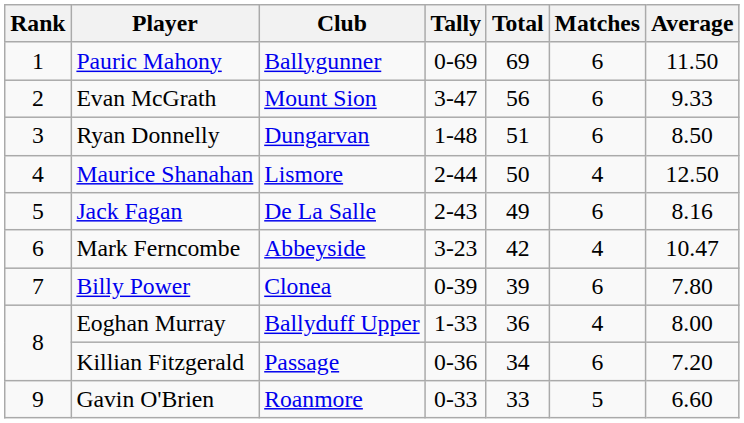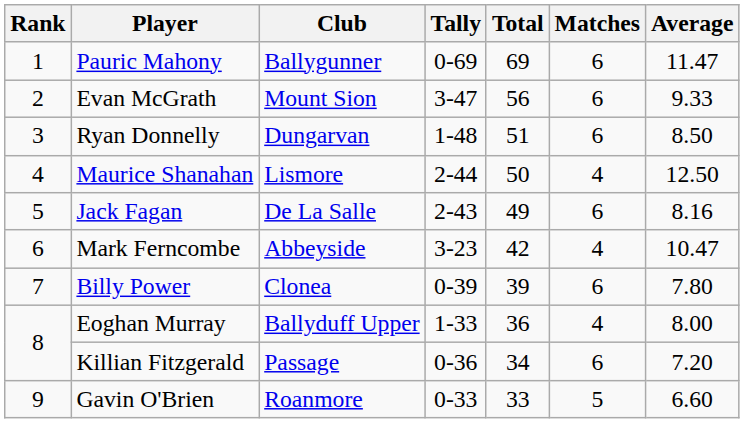(692, 60) 11.50 -> (692, 60) 11.47
